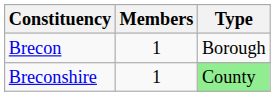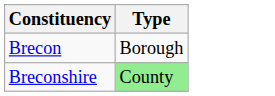- column: (157, 18)
